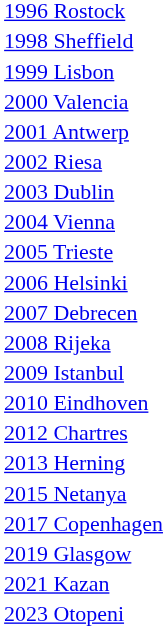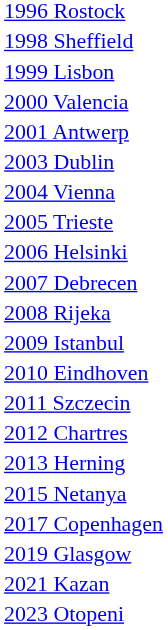- row: (53, 161)
+ row: (67, 403)
